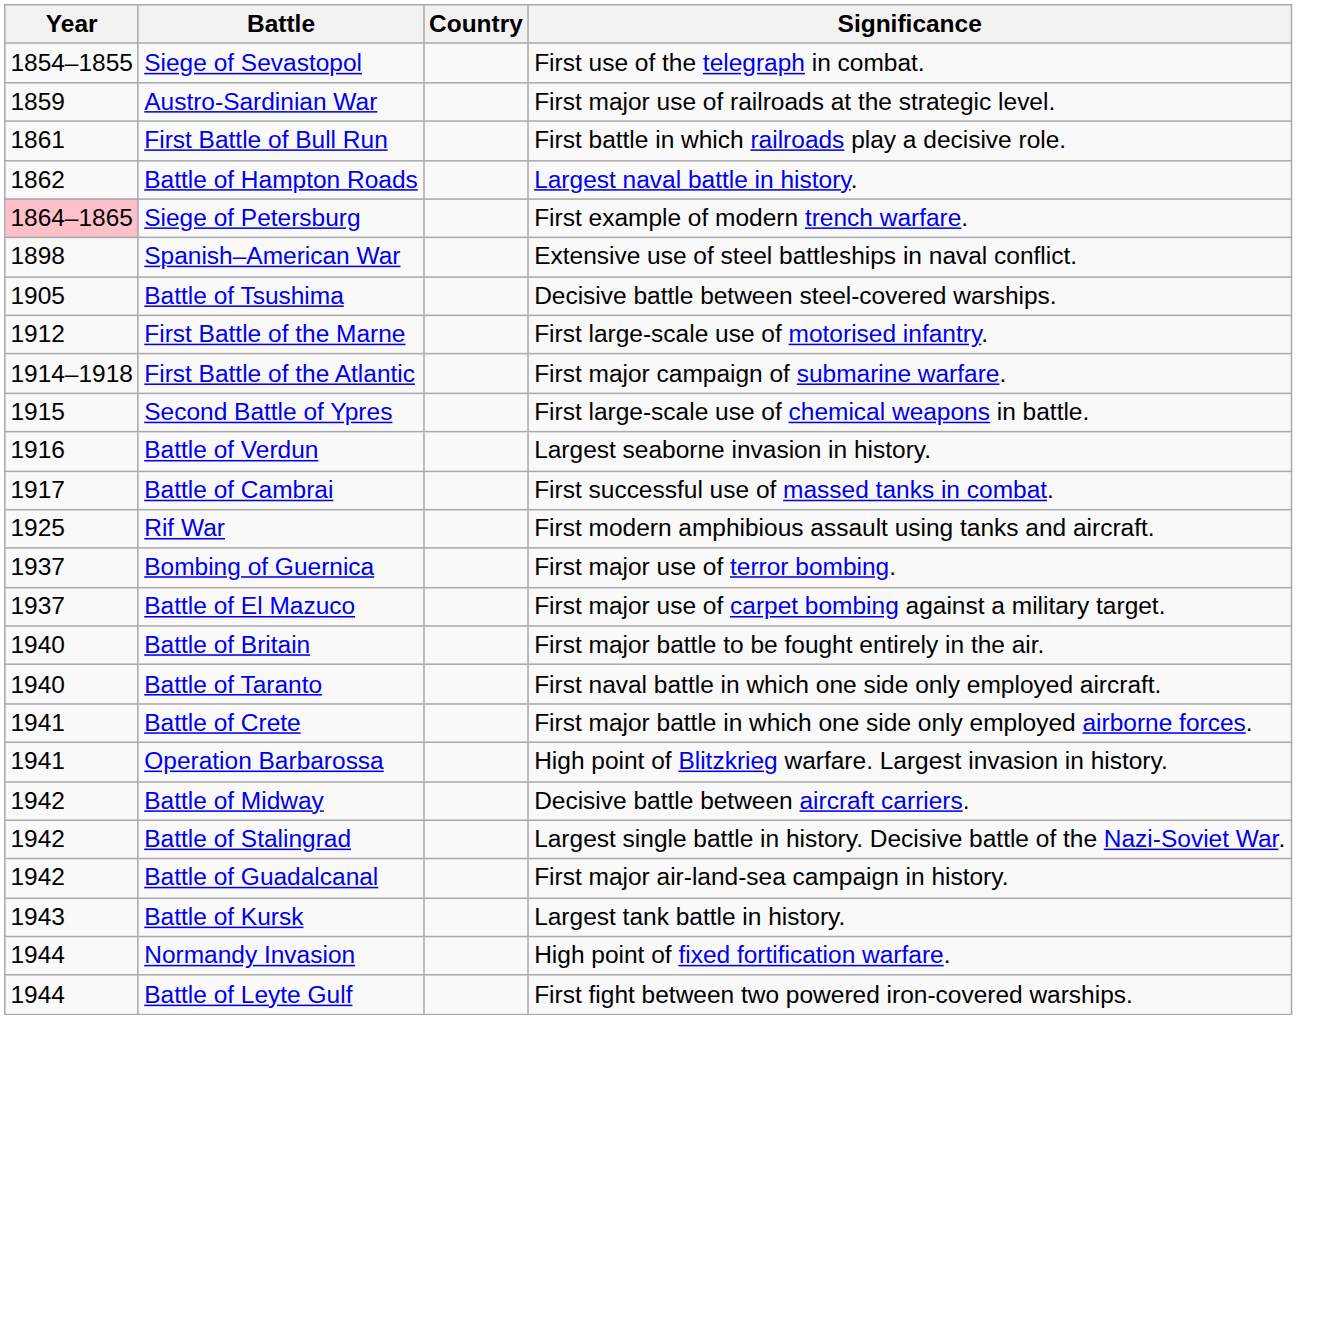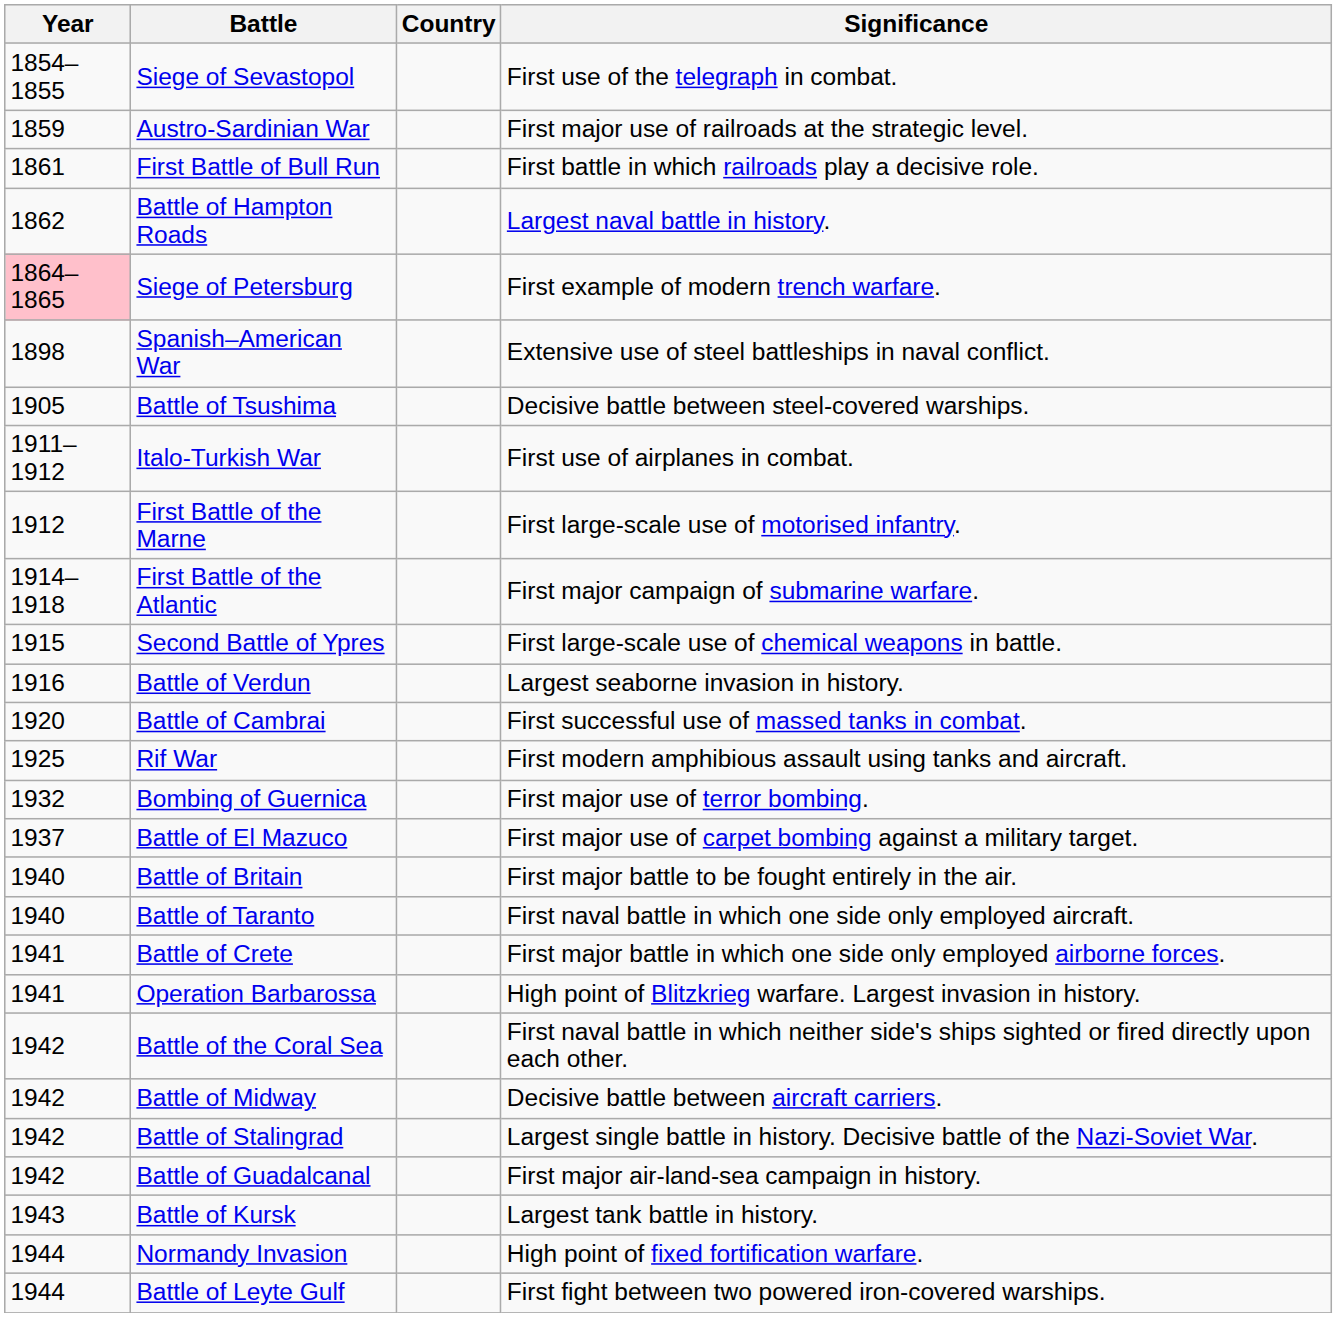+ row: (229, 458)
(38, 489) 1917 -> (38, 721) 1920
(38, 567) 1937 -> (38, 799) 1932
+ row: (260, 1045)
